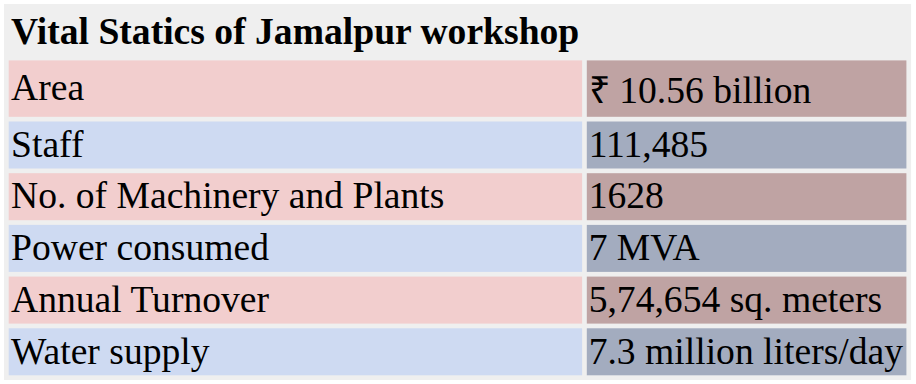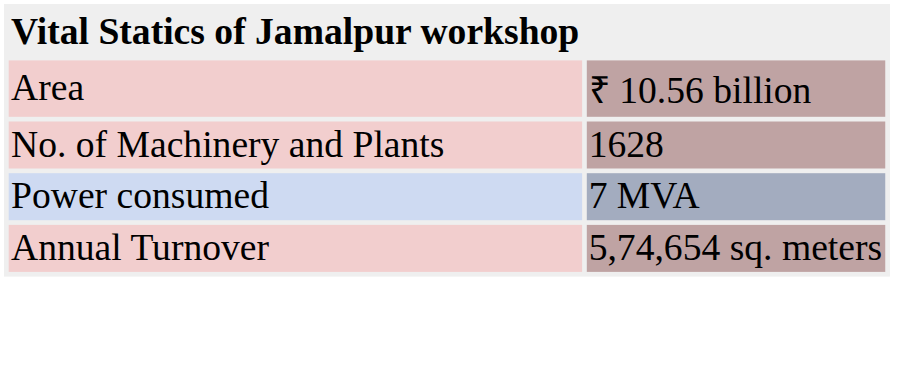- row: (47, 144)
- row: (110, 351)
